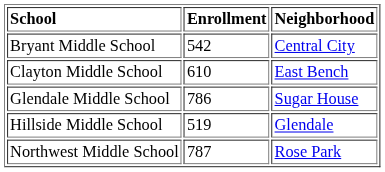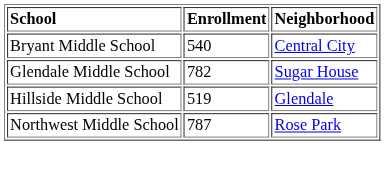(199, 45) 542 -> (199, 45) 540
- row: (86, 72)
(199, 98) 786 -> (199, 72) 782
